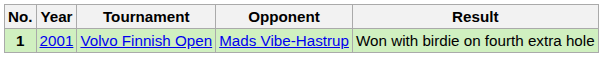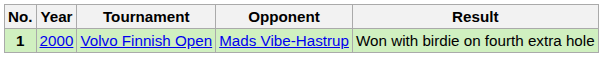(56, 41) 2001 -> (56, 41) 2000
